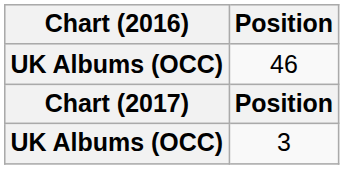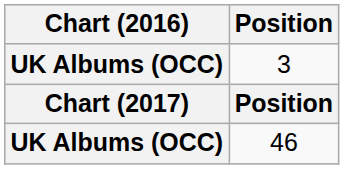rows swapped: (284, 143) <-> (284, 63)
